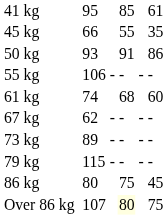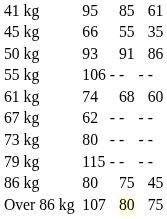(90, 140) 89 -> (90, 140) 80
